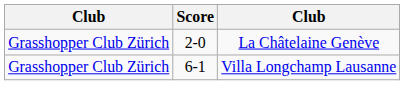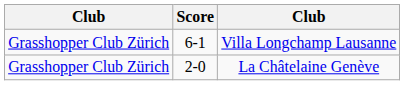rows swapped: (309, 67) <-> (309, 42)
